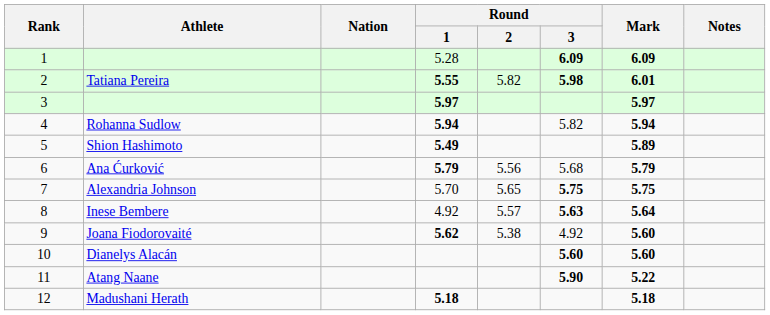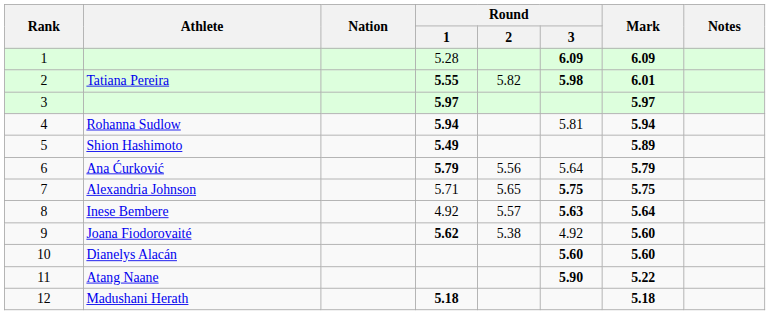(571, 124) 5.82 -> (571, 124) 5.81
(571, 168) 5.68 -> (571, 168) 5.64
(446, 189) 5.70 -> (446, 189) 5.71
